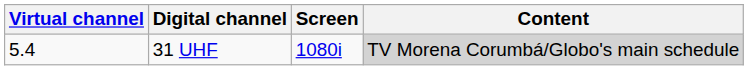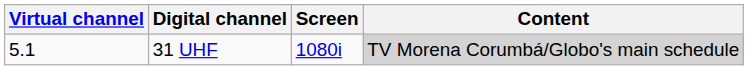(22, 49) 5.4 -> (22, 49) 5.1
